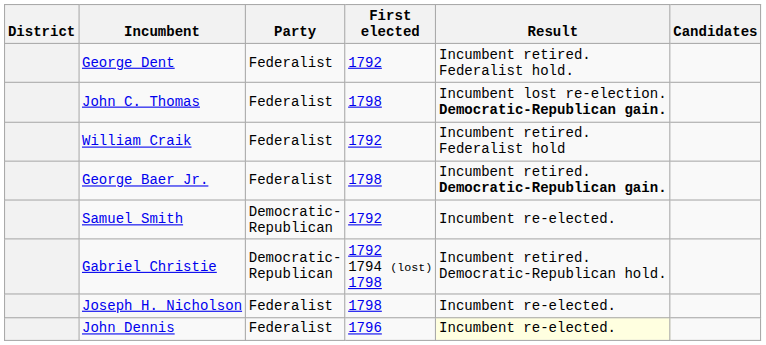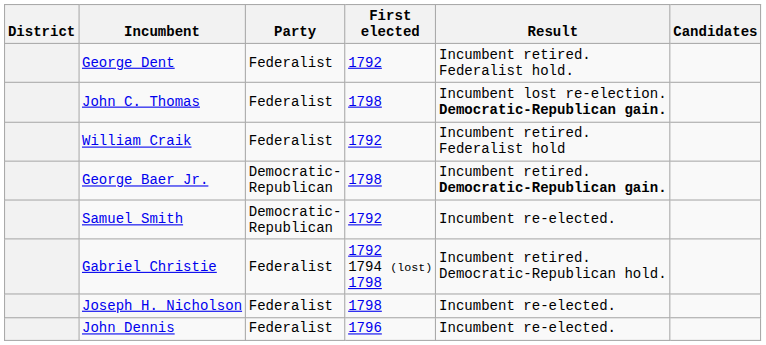(291, 180) Federalist -> (295, 180) Democratic- Republican
(295, 267) Democratic- Republican -> (291, 267) Federalist
(528, 329) lightyellow background -> (528, 329) no background
